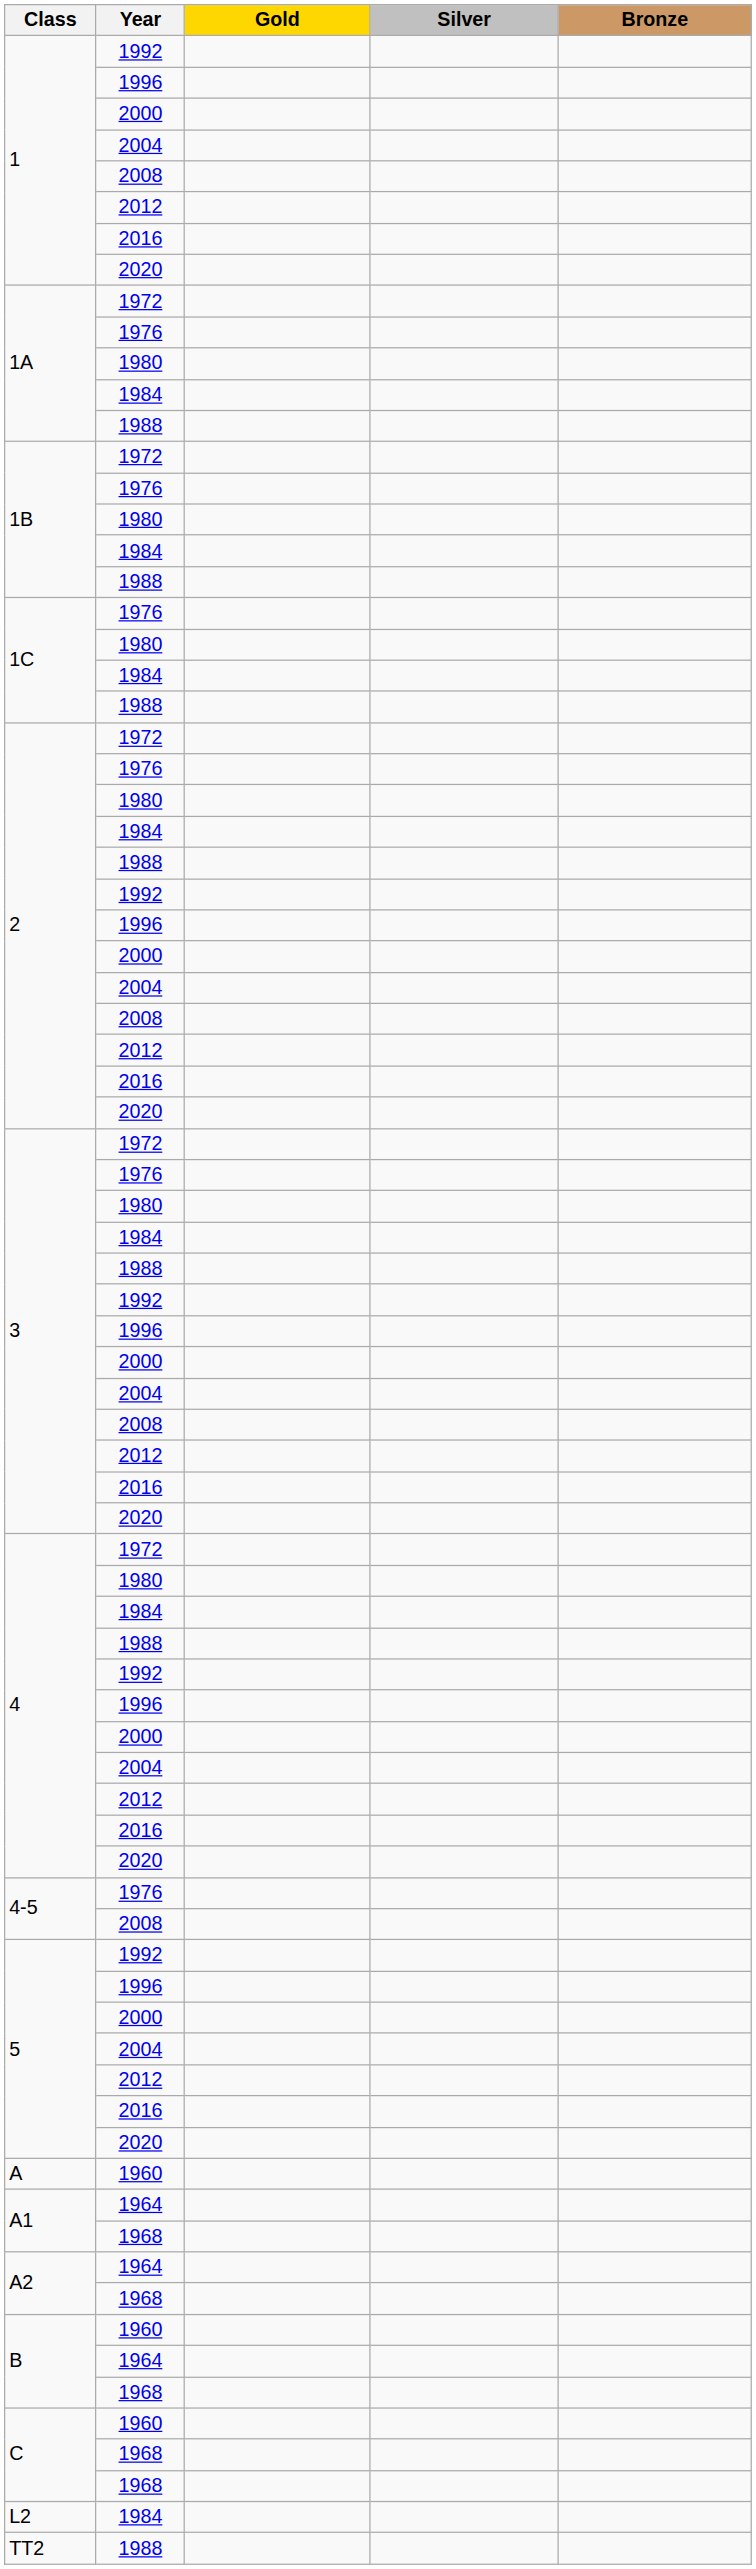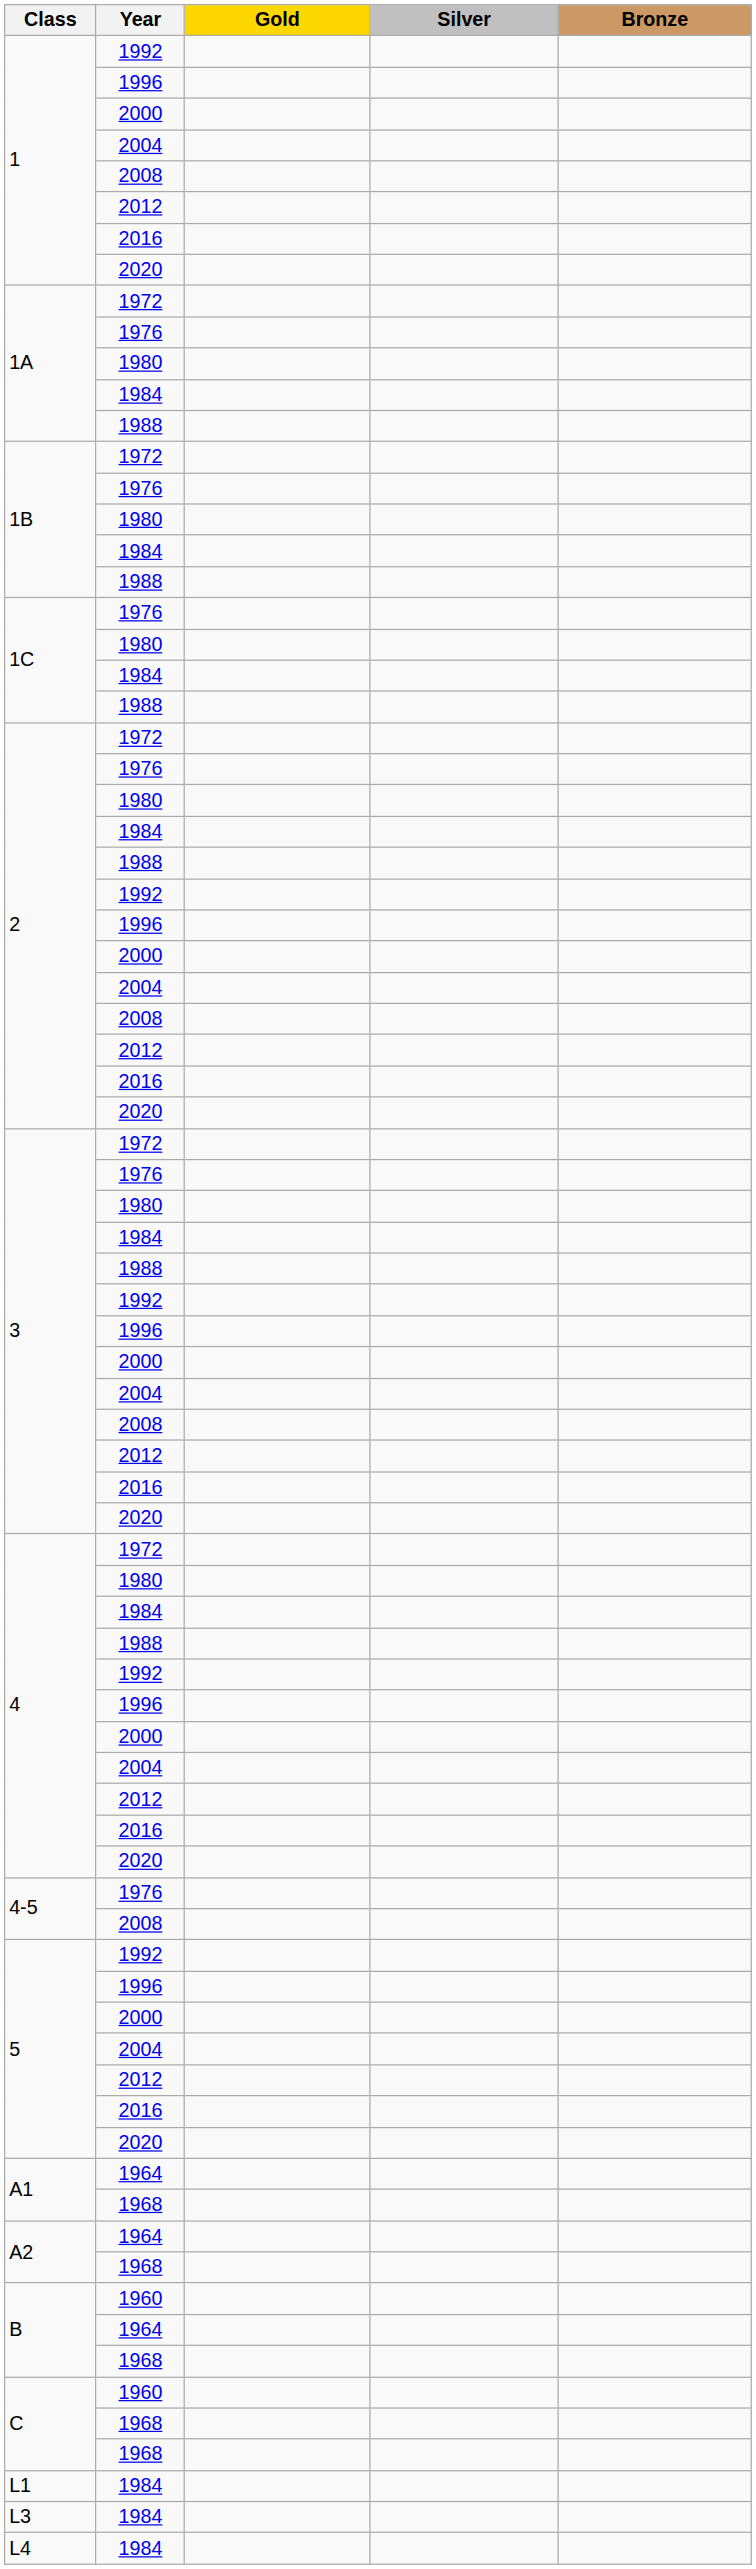- row: (16, 2173)
+ row: (20, 2485)
- row: (20, 2517)
+ row: (20, 2517)
+ row: (20, 2548)
- row: (27, 2548)
